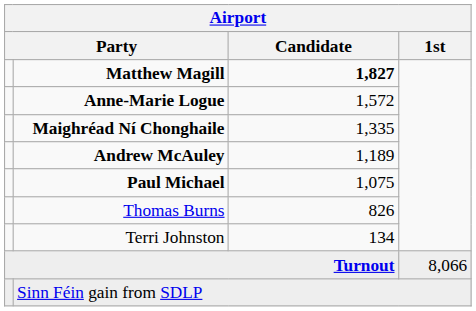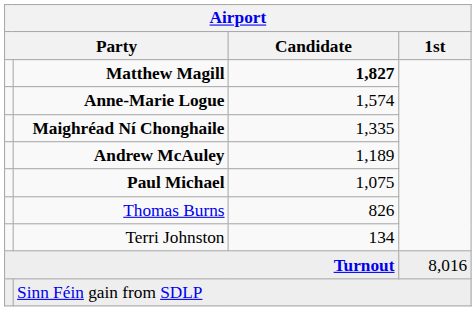(375, 100) 1,572 -> (375, 100) 1,574
(448, 264) 8,066 -> (448, 264) 8,016
